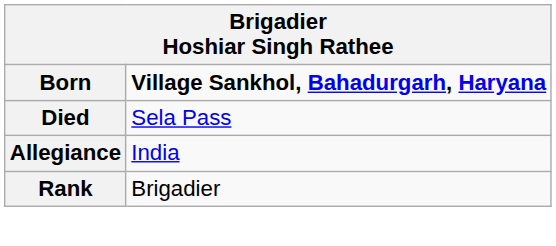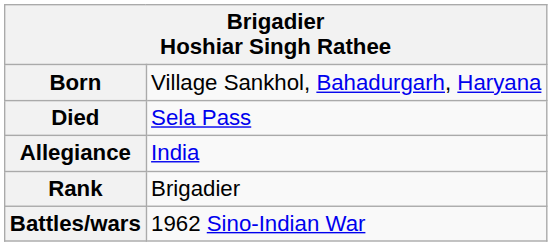(339, 82) bold -> (346, 82) normal
+ row: (75, 223)
